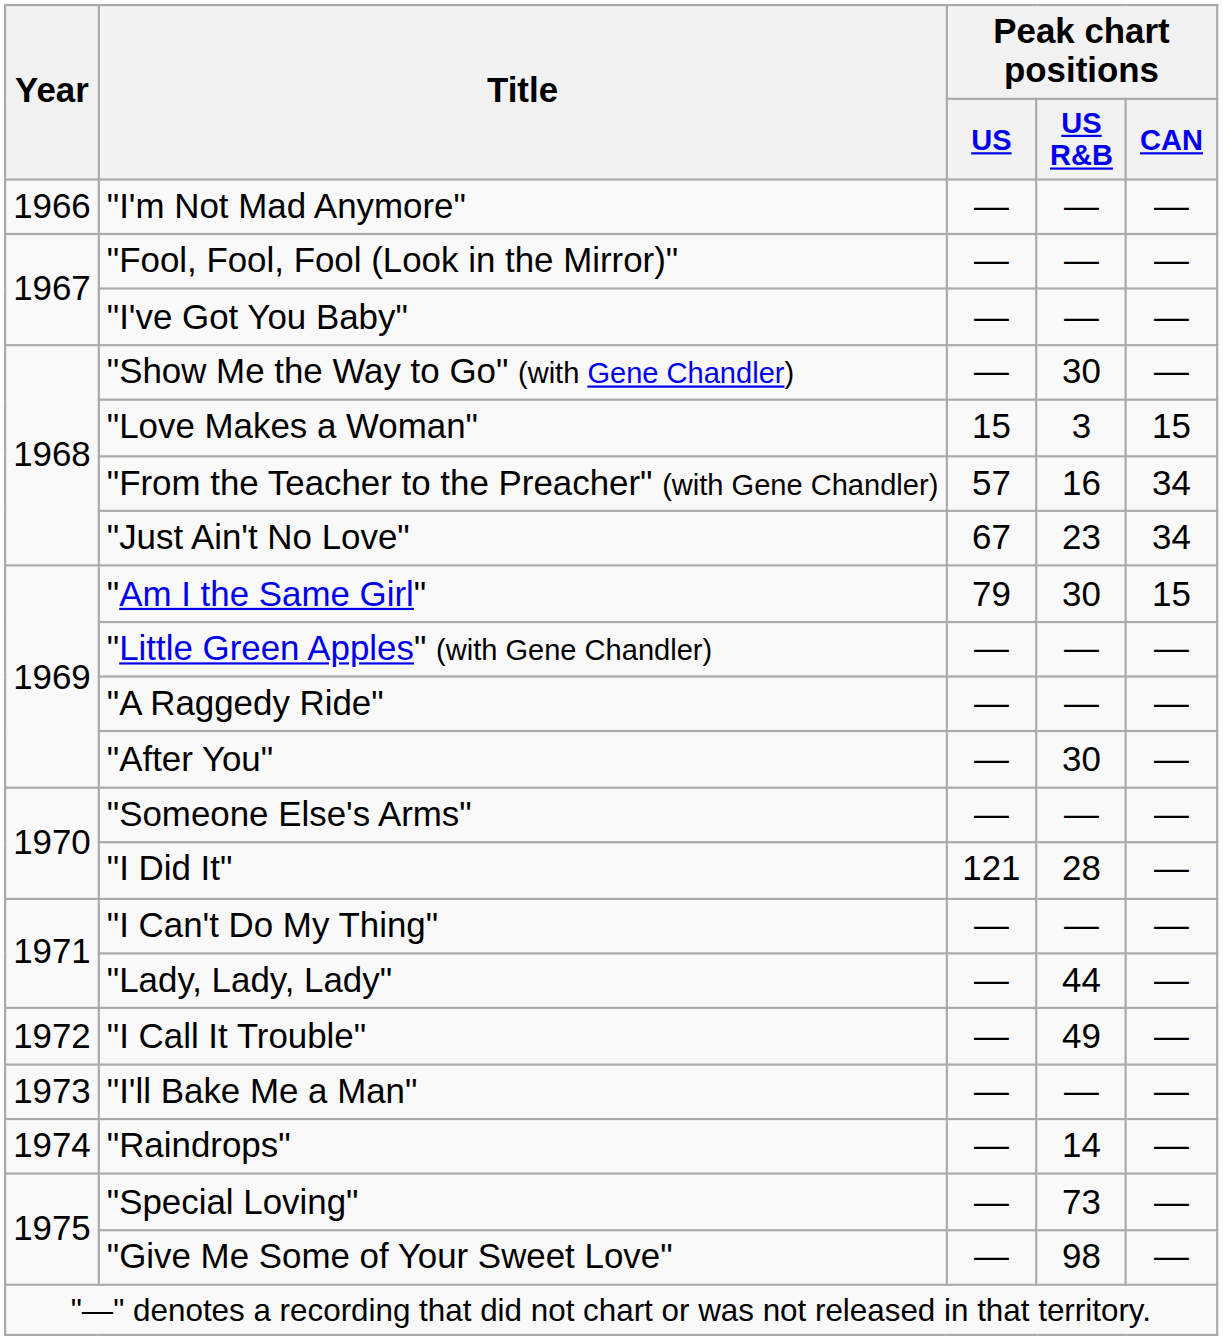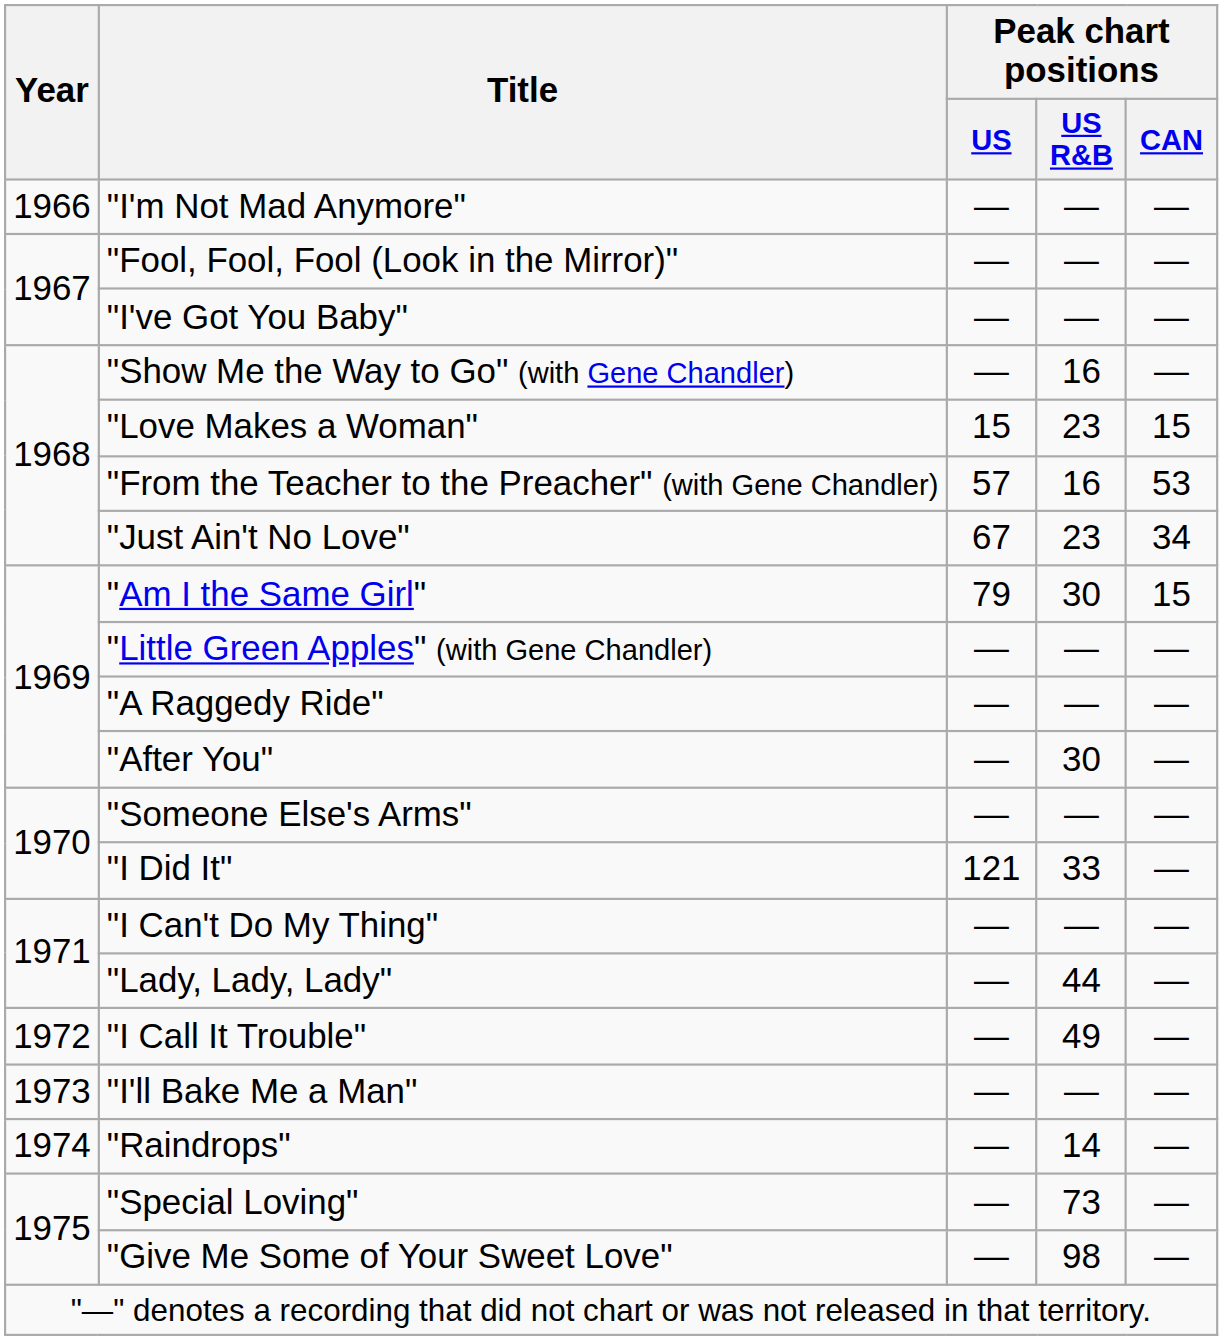(1081, 371) 30 -> (1081, 371) 16
(1081, 427) 3 -> (1081, 427) 23
(1172, 482) 34 -> (1172, 482) 53
(1081, 869) 28 -> (1081, 869) 33
